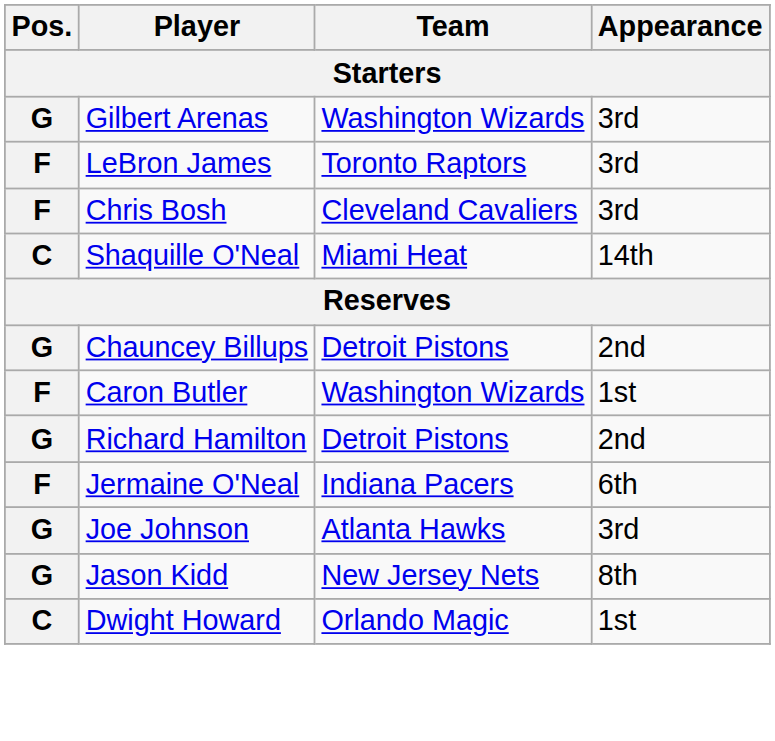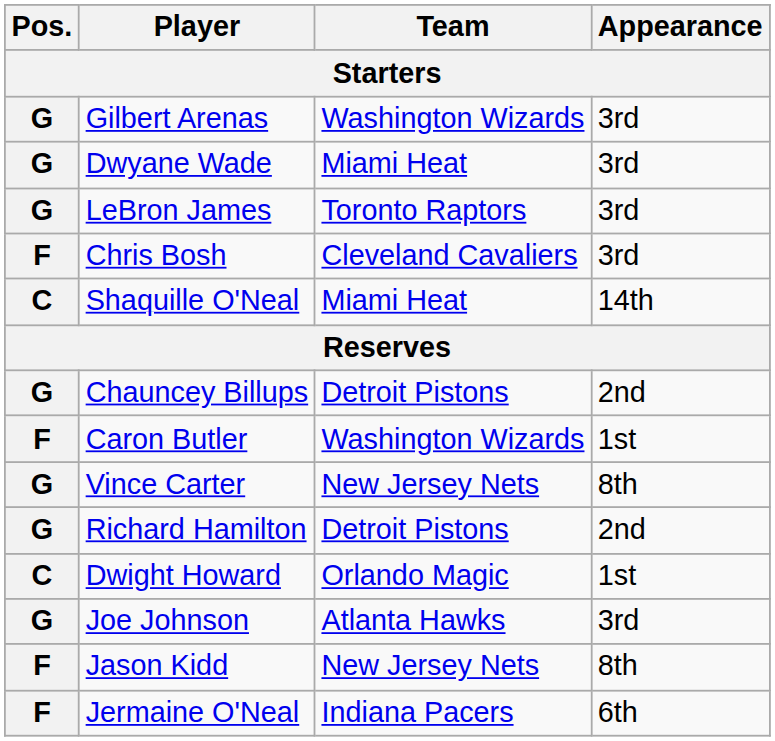+ row: (179, 164)
(42, 164) F -> (42, 210) G
+ row: (165, 484)
rows swapped: (183, 621) <-> (192, 484)
(42, 575) G -> (42, 666) F
